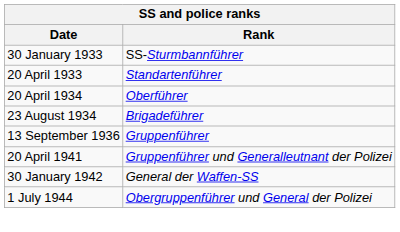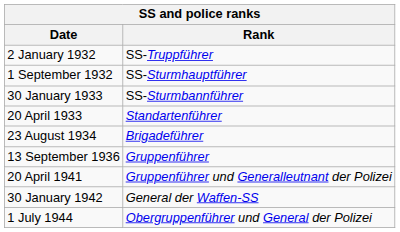+ row: (51, 55)
+ row: (60, 75)
- row: (45, 95)
